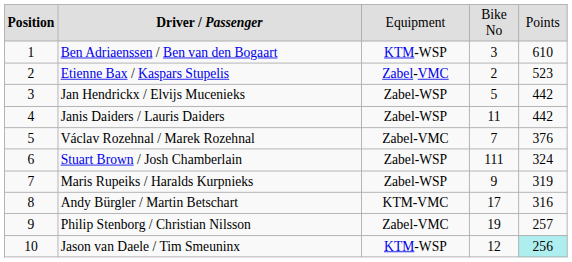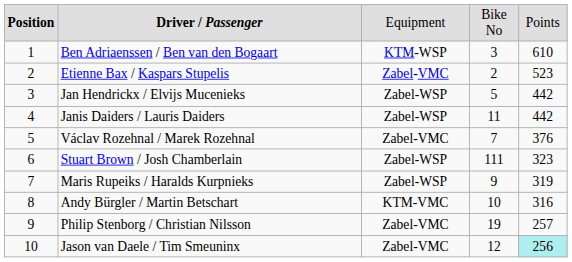(543, 159) 324 -> (543, 159) 323
(494, 203) 17 -> (494, 203) 10
(415, 246) KTM-WSP -> (415, 246) Zabel-VMC
